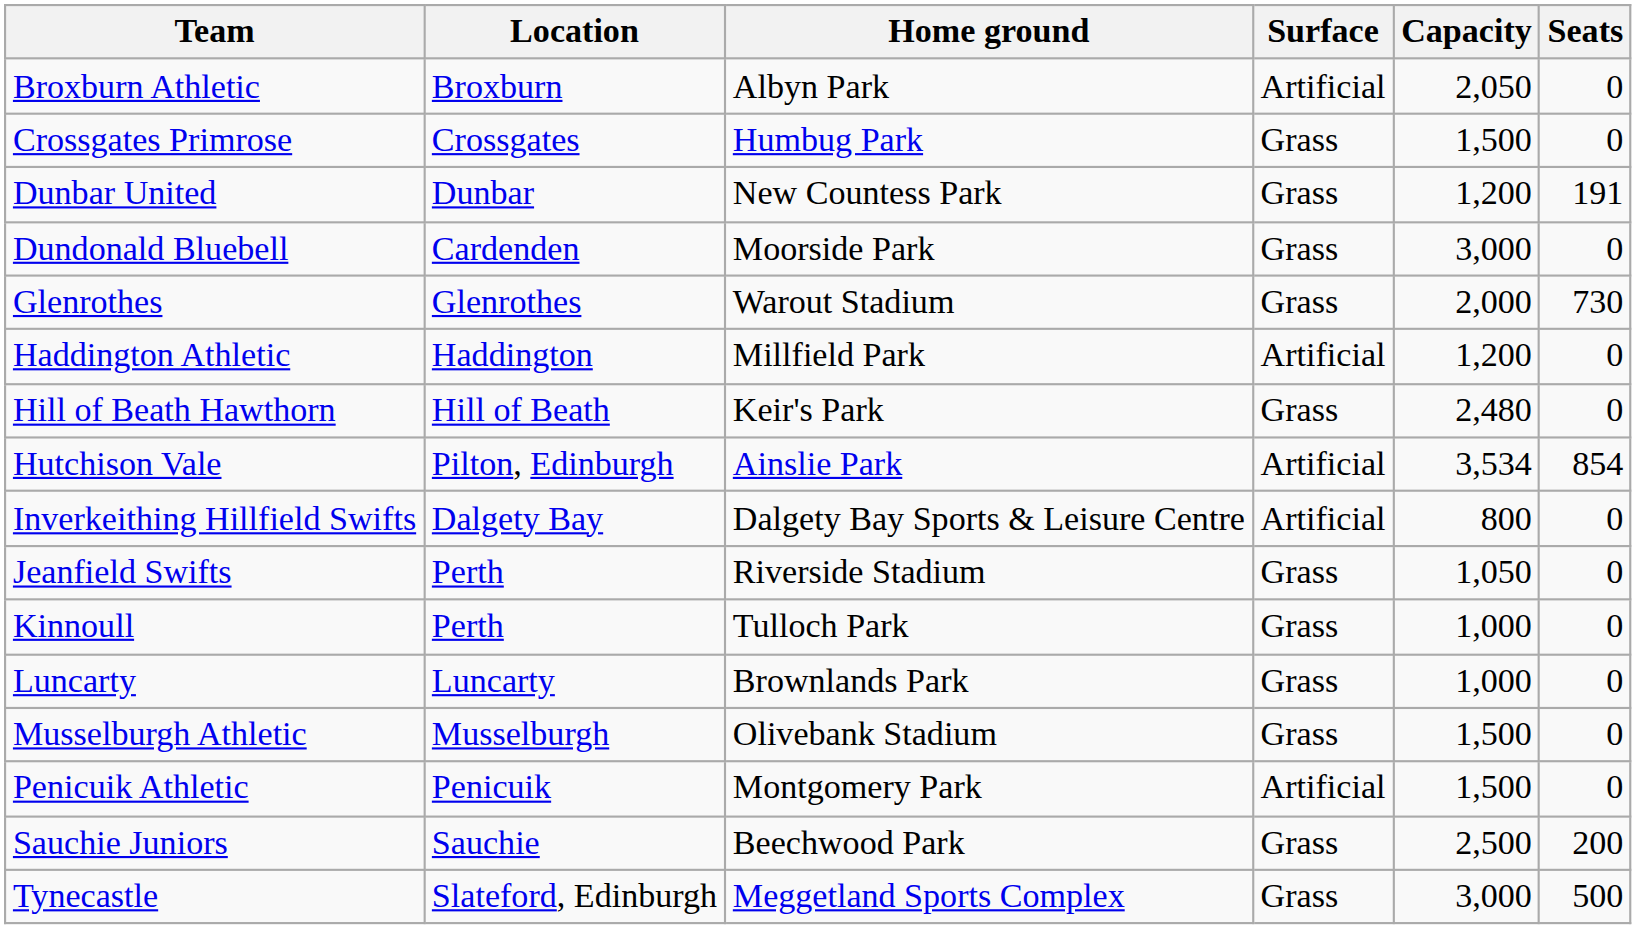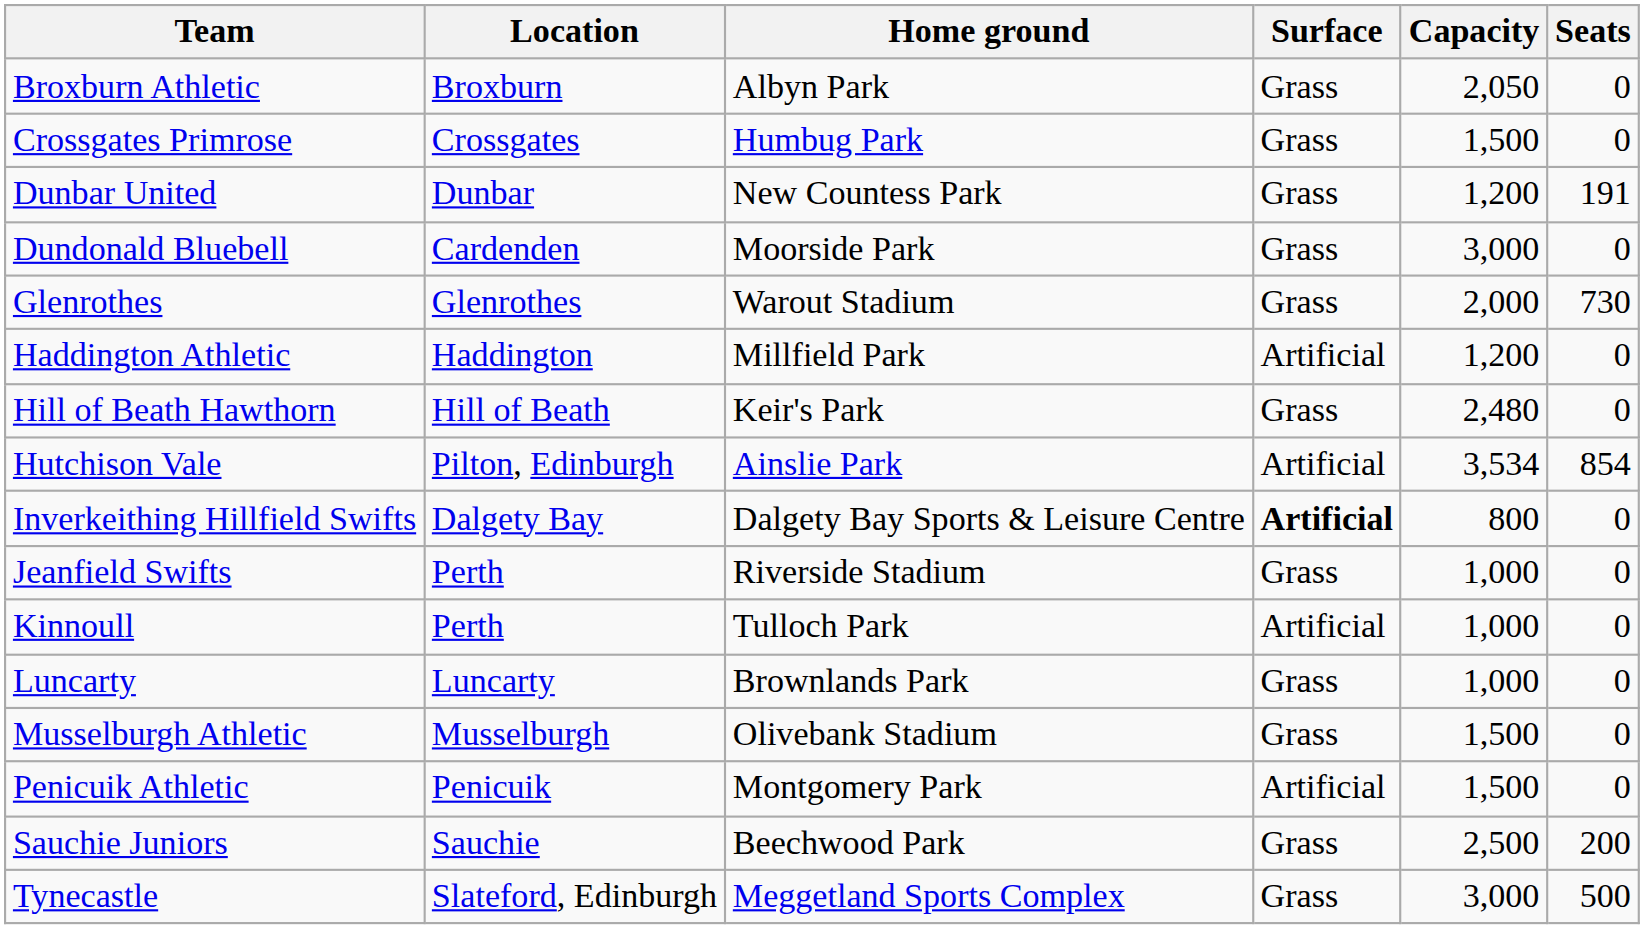(1323, 85) Artificial -> (1299, 85) Grass
(1323, 517) normal -> (1327, 517) bold
(1493, 572) 1,050 -> (1501, 572) 1,000
(1299, 626) Grass -> (1323, 626) Artificial
